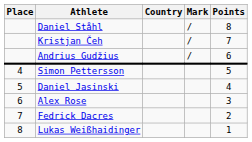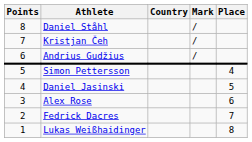columns swapped: (20, 12) <-> (229, 12)
